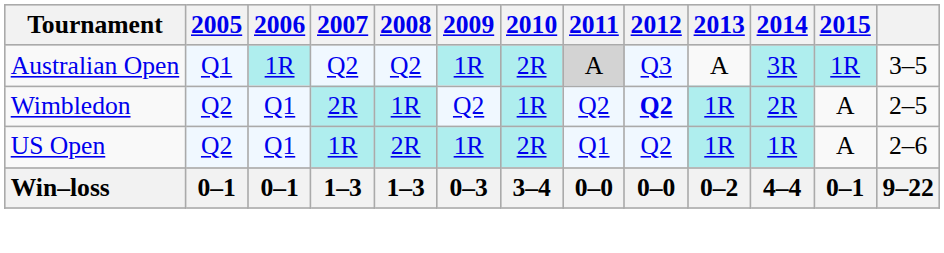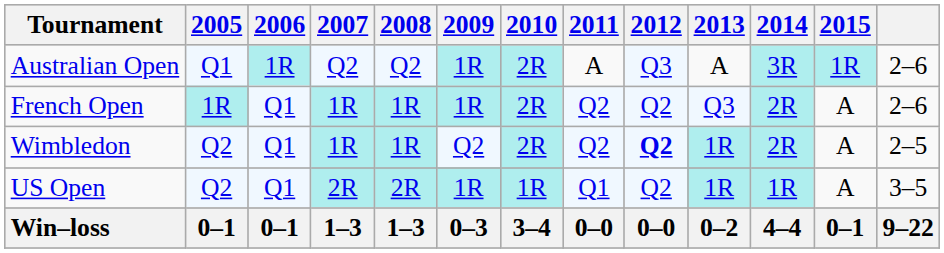(594, 65) lightgrey background -> (594, 65) no background
(908, 65) 3–5 -> (908, 65) 2–6
+ row: (77, 106)
(343, 106) 2R -> (343, 146) 1R
(532, 106) 1R -> (532, 146) 2R
(343, 146) 1R -> (343, 187) 2R
(532, 146) 2R -> (532, 187) 1R
(908, 146) 2–6 -> (908, 187) 3–5
